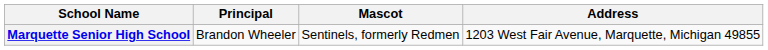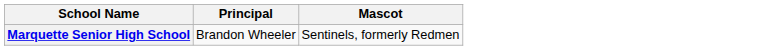- column: (613, 14)
